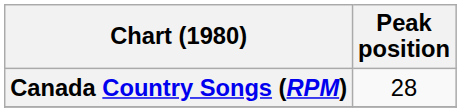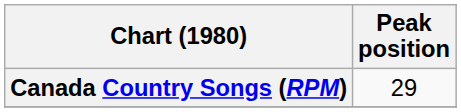(404, 87) 28 -> (404, 87) 29
